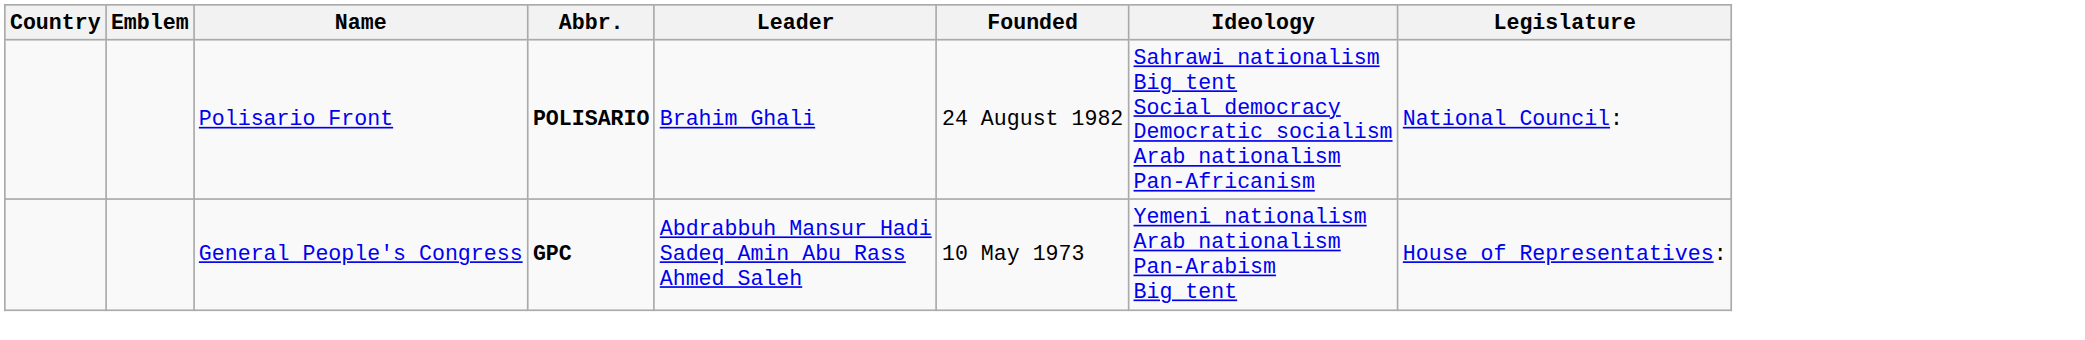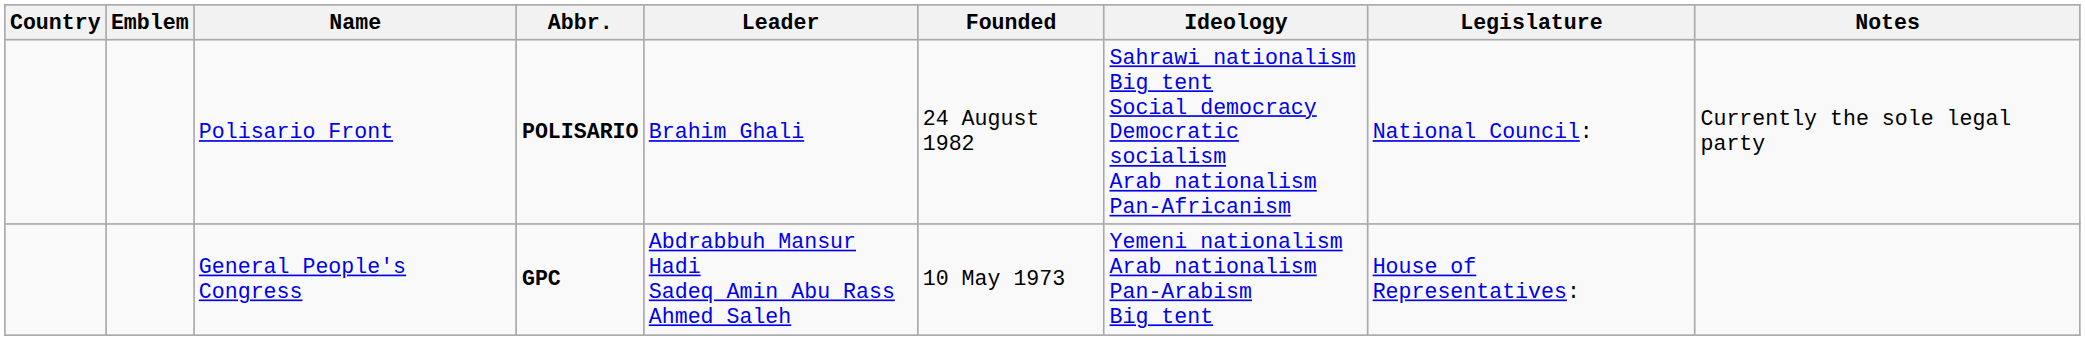+ column: (1888, 22)
